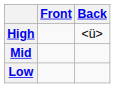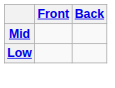- row: (21, 33)
